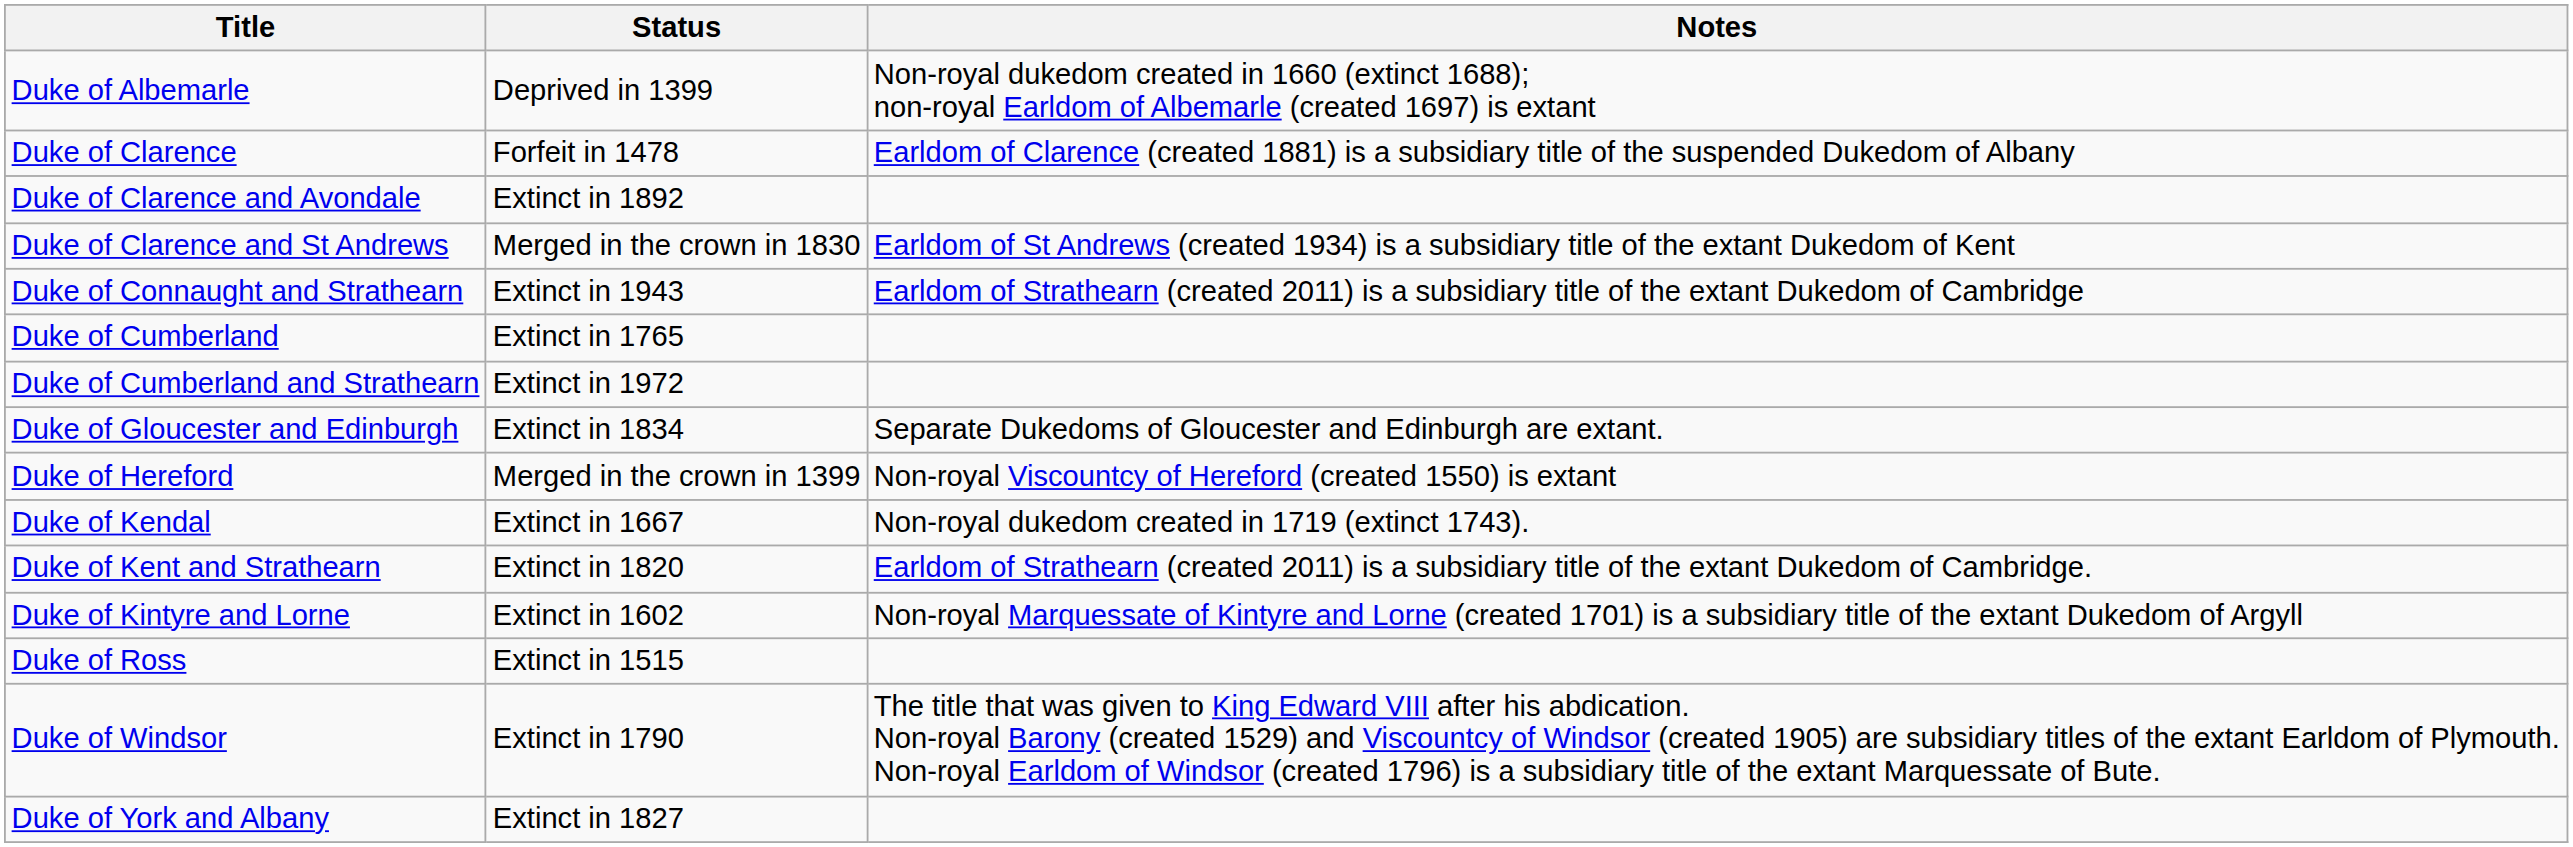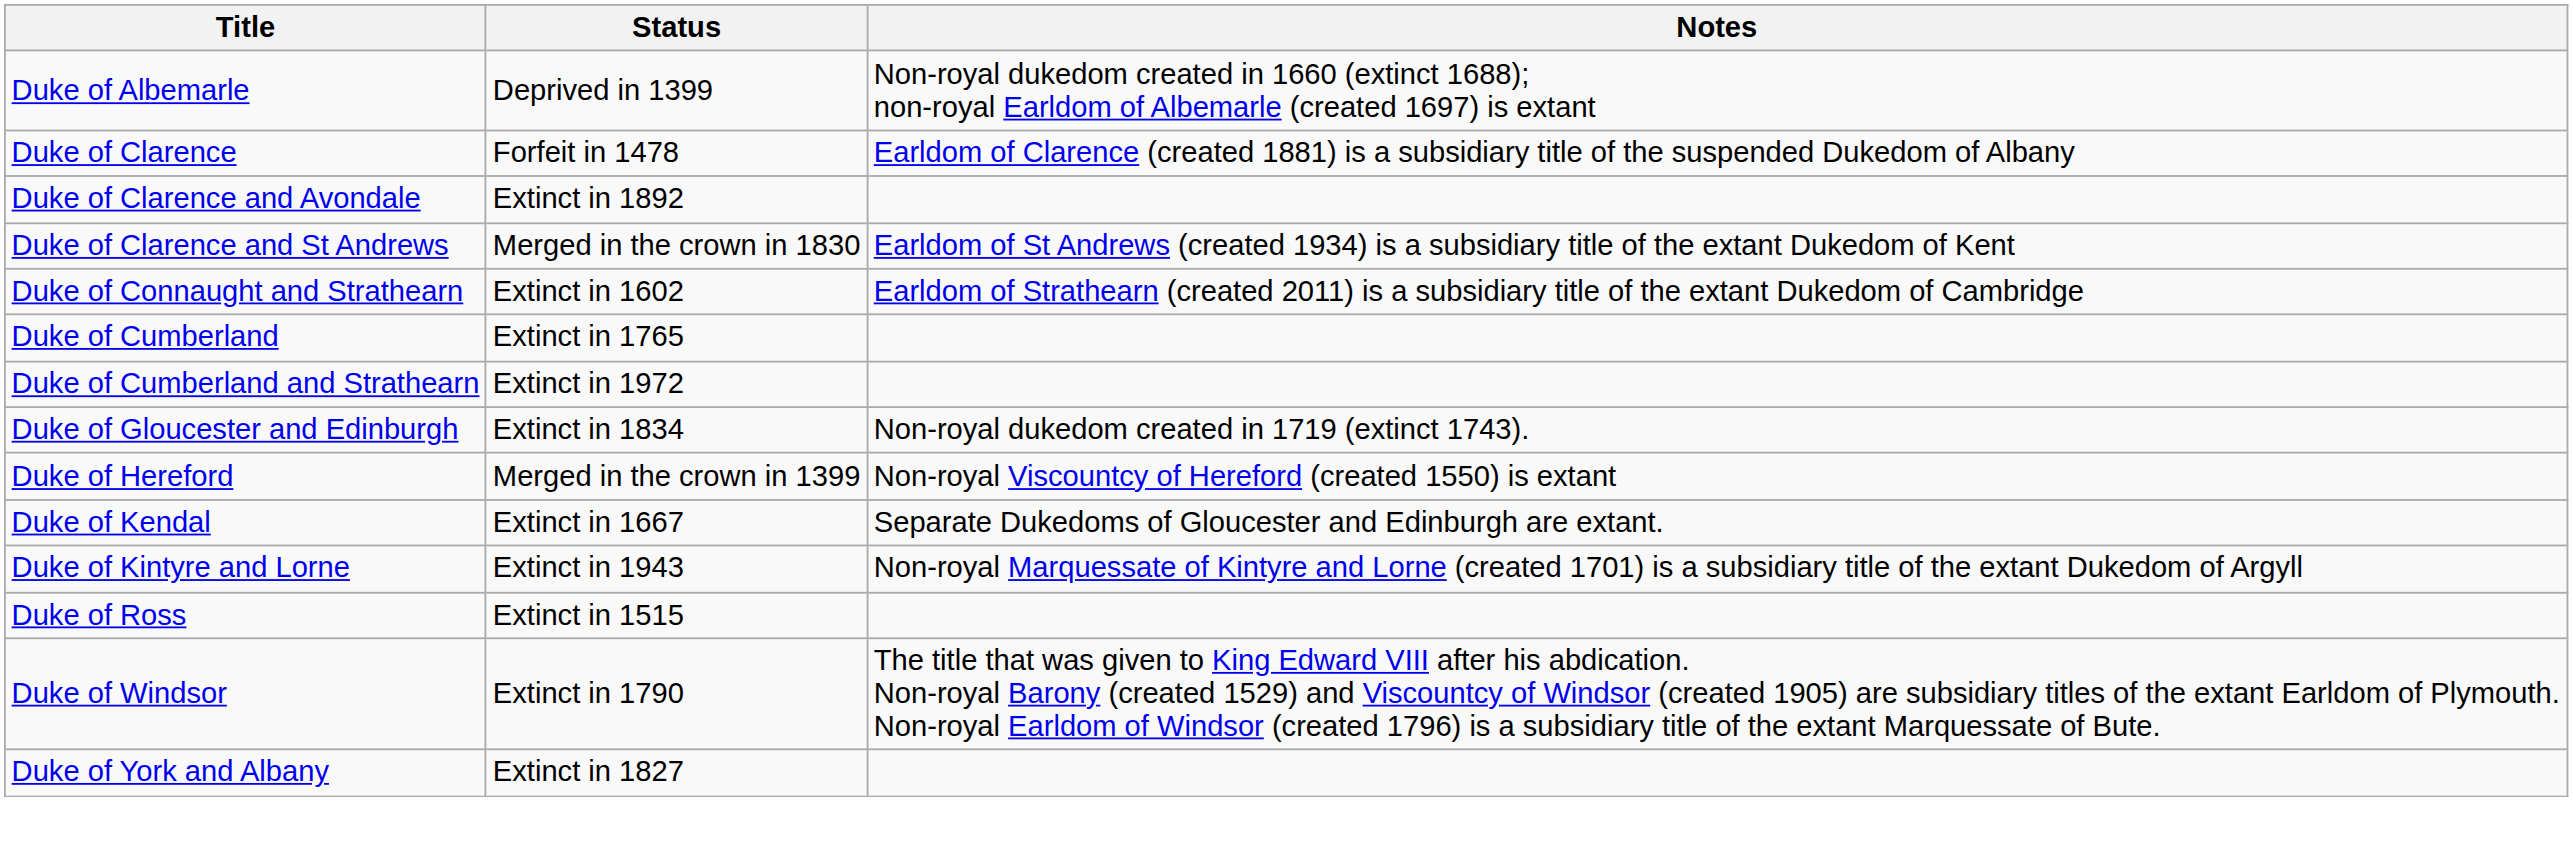(588, 291) Extinct in 1943 -> (588, 291) Extinct in 1602
(1269, 429) Separate Dukedoms of Gloucester and Edinburgh are extant. -> (1202, 429) Non-royal dukedom created in 1719 (extinct 1743).
(1202, 522) Non-royal dukedom created in 1719 (extinct 1743). -> (1269, 522) Separate Dukedoms of Gloucester and Edinburgh are extant.
- row: (196, 568)
(588, 614) Extinct in 1602 -> (588, 568) Extinct in 1943
